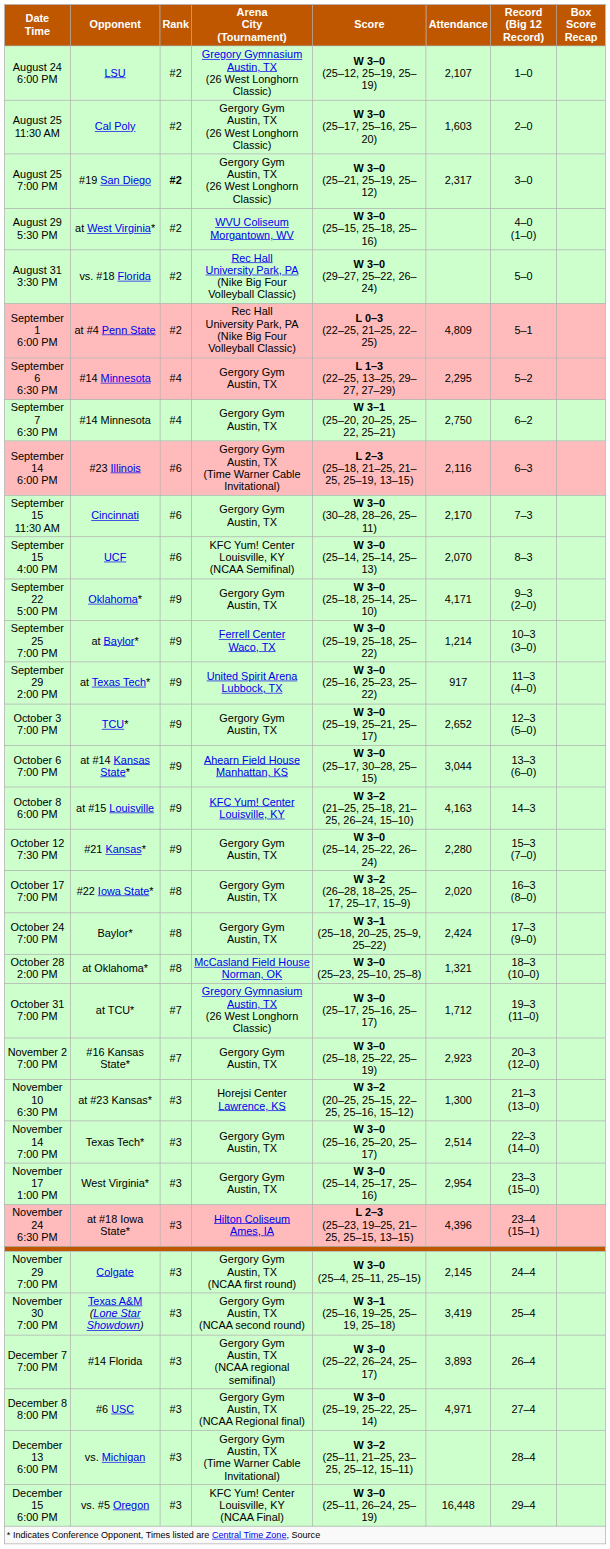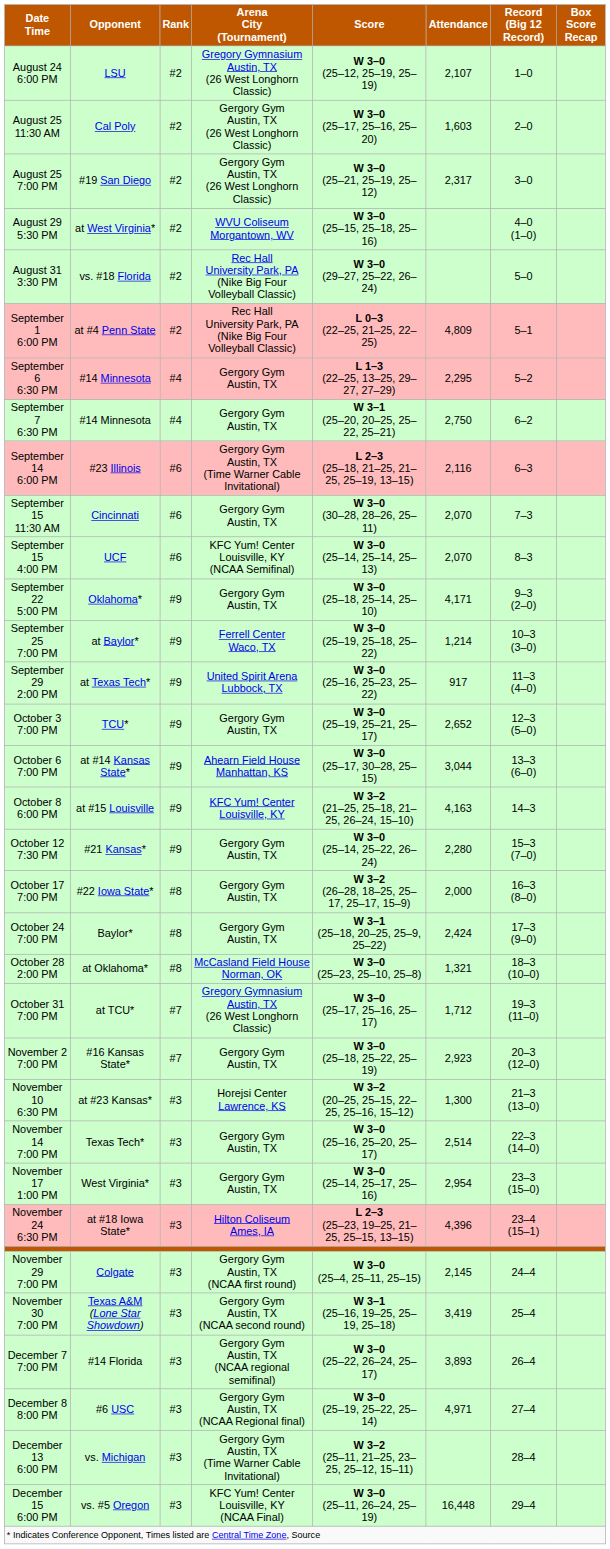(176, 181) bold -> (176, 181) normal
(458, 516) 2,170 -> (458, 516) 2,070
(458, 891) 2,020 -> (458, 891) 2,000
